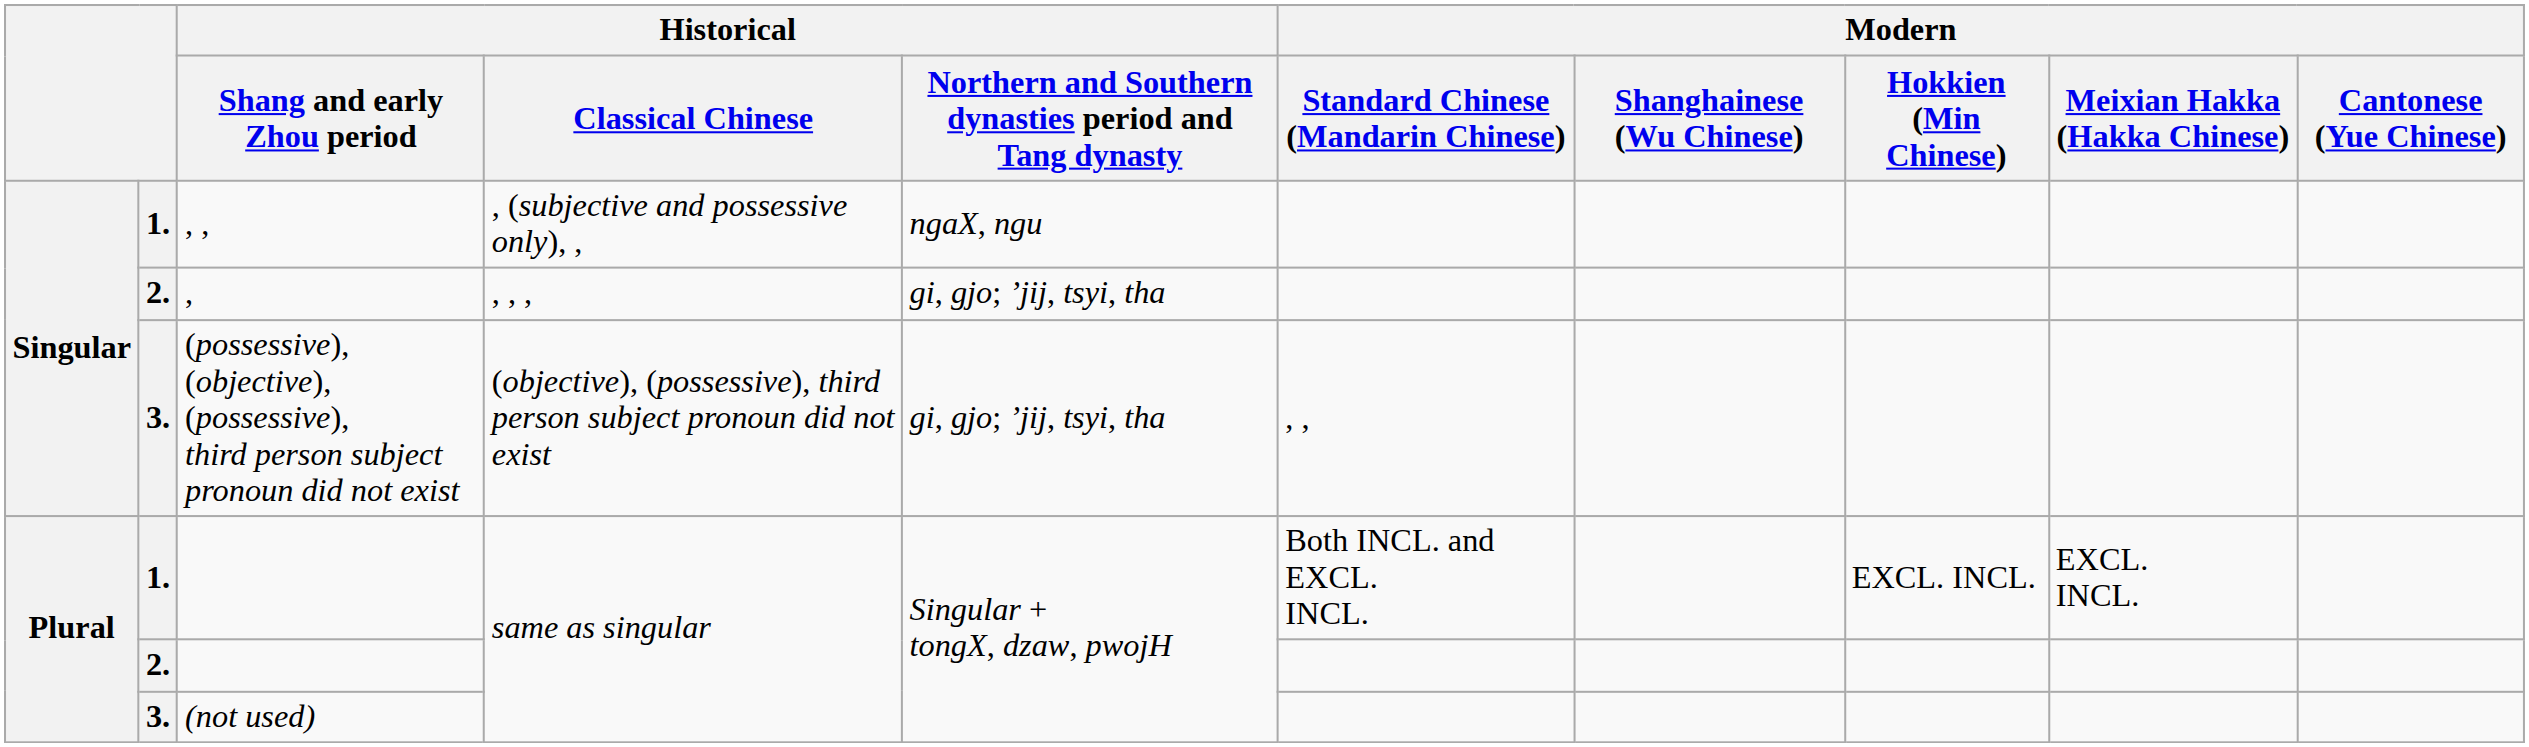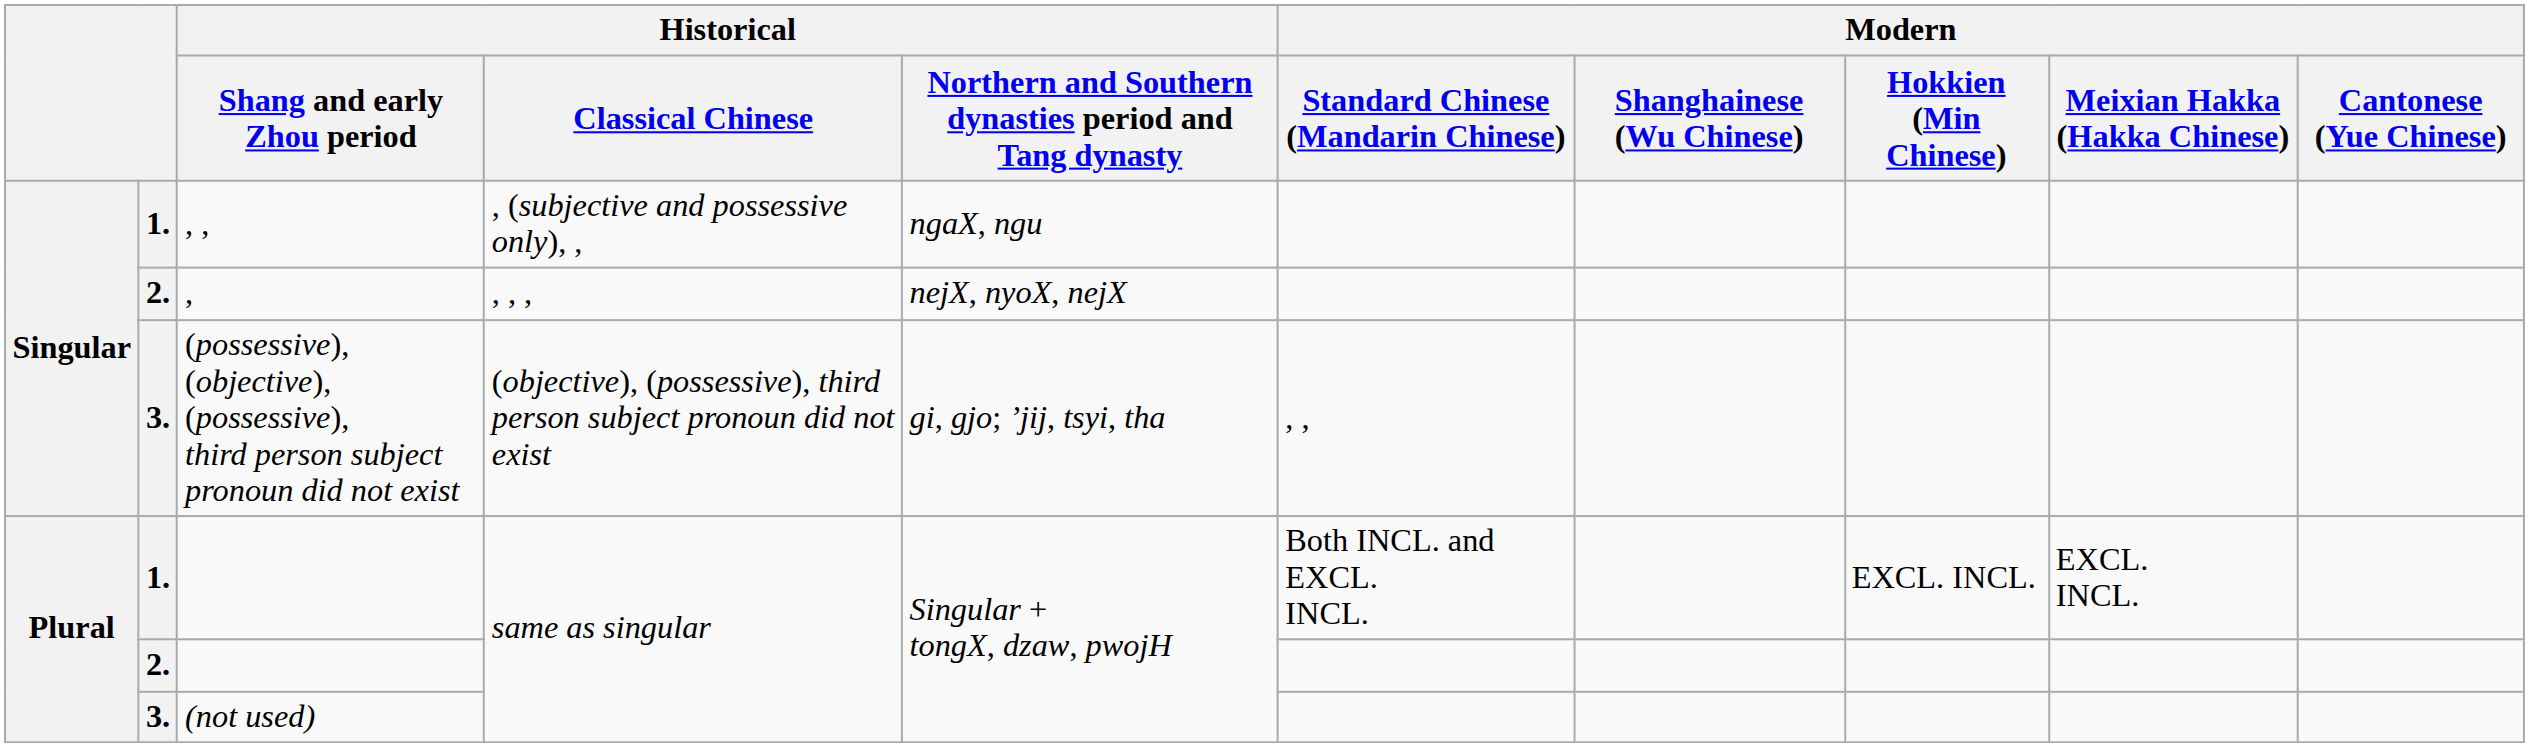(1038, 292) gi, gjo; ’jij, tsyi, tha -> (1018, 292) nejX, nyoX, nejX
